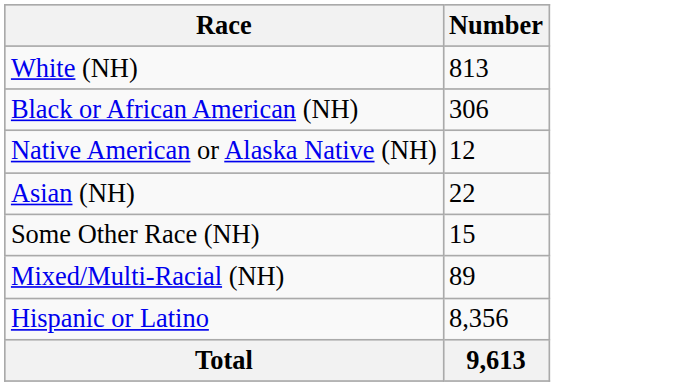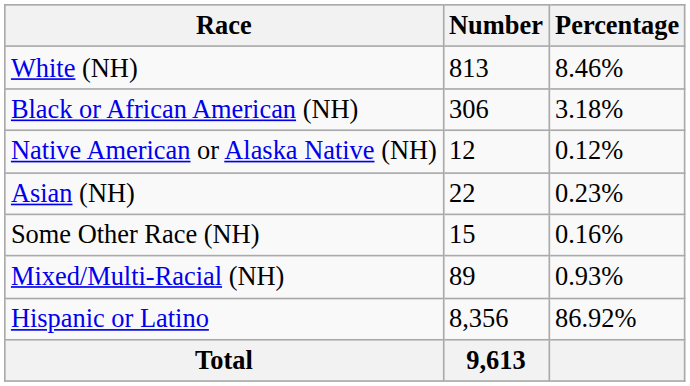+ column: (617, 25)
